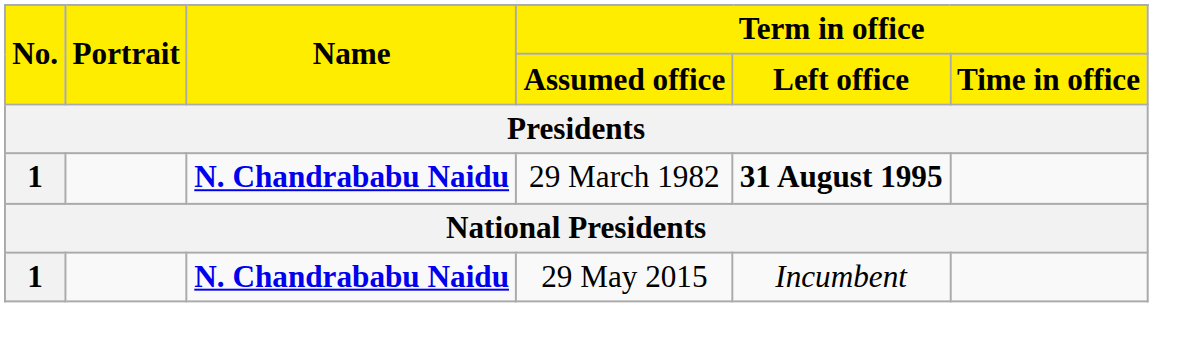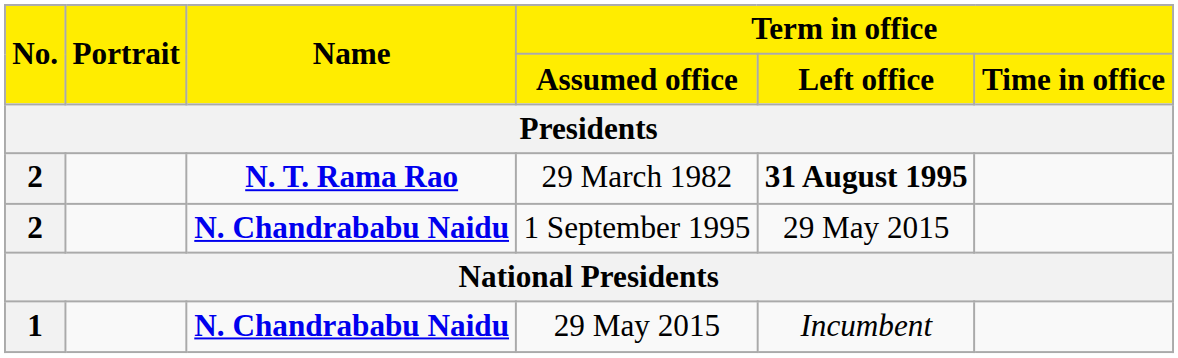(35, 177) 1 -> (35, 177) 2
(352, 177) N. Chandrababu Naidu -> (352, 177) N. T. Rama Rao
+ row: (637, 227)
